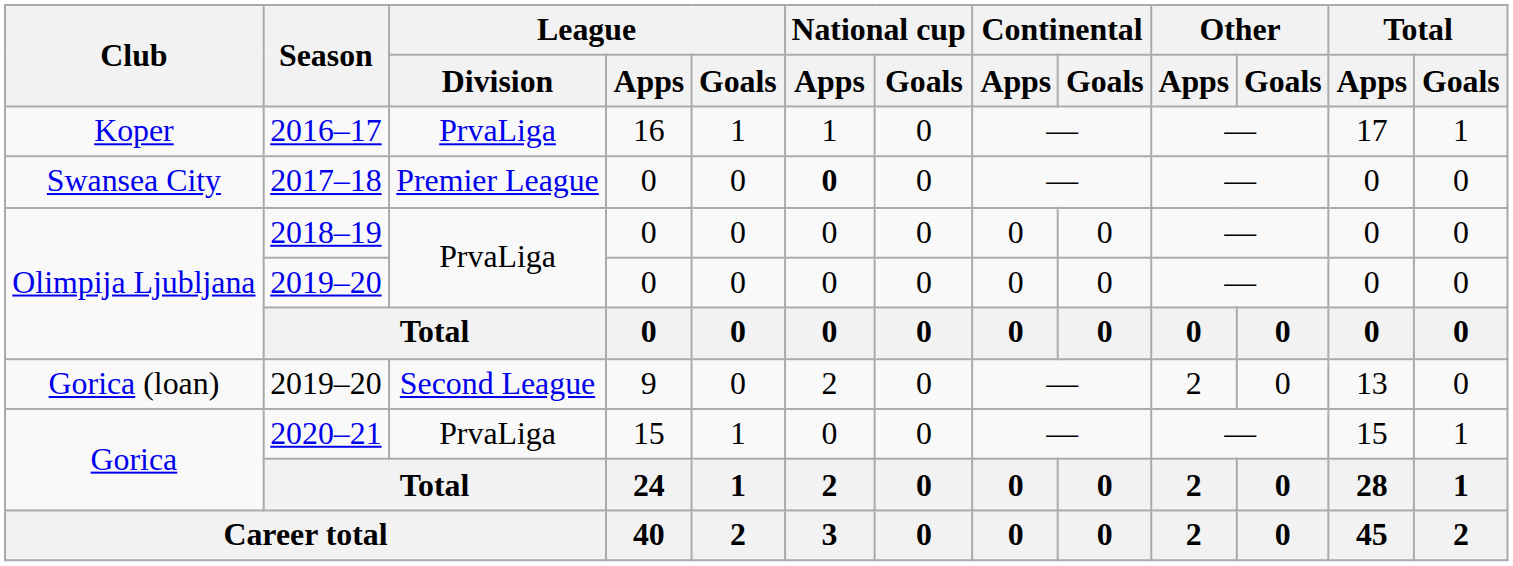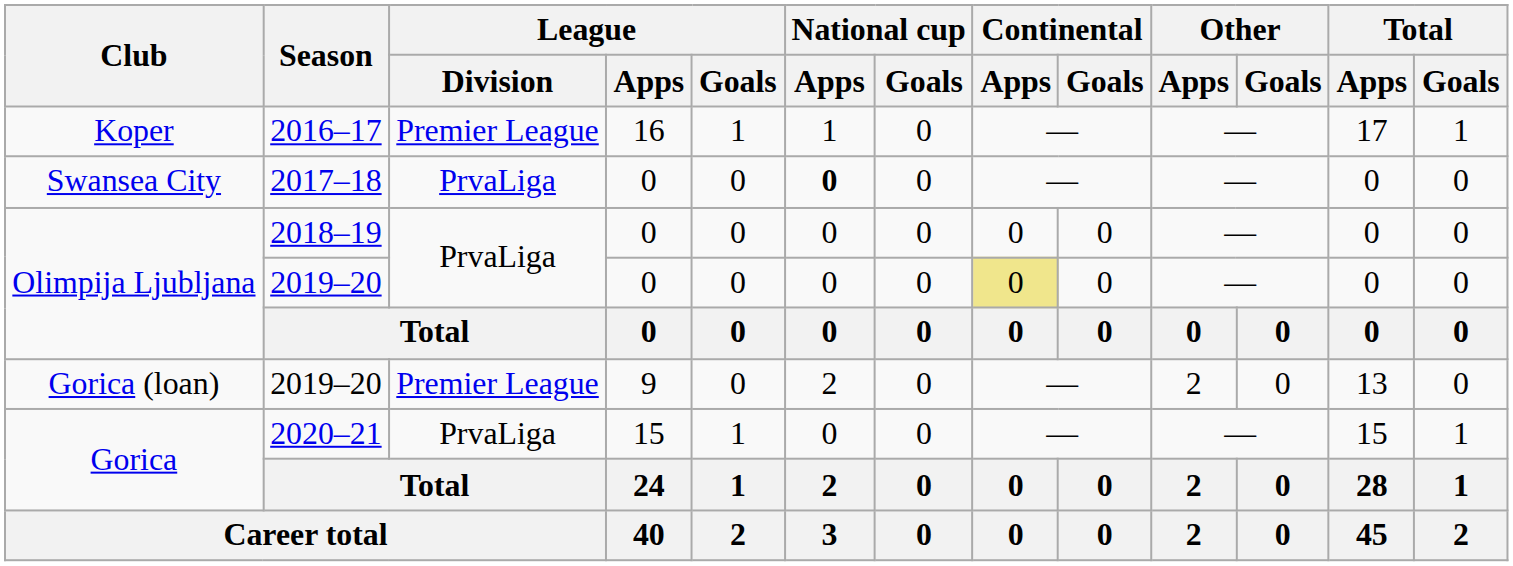(498, 130) PrvaLiga -> (498, 130) Premier League
(498, 181) Premier League -> (498, 181) PrvaLiga
(1016, 282) no background -> (1016, 282) khaki background
(498, 383) Second League -> (498, 383) Premier League
